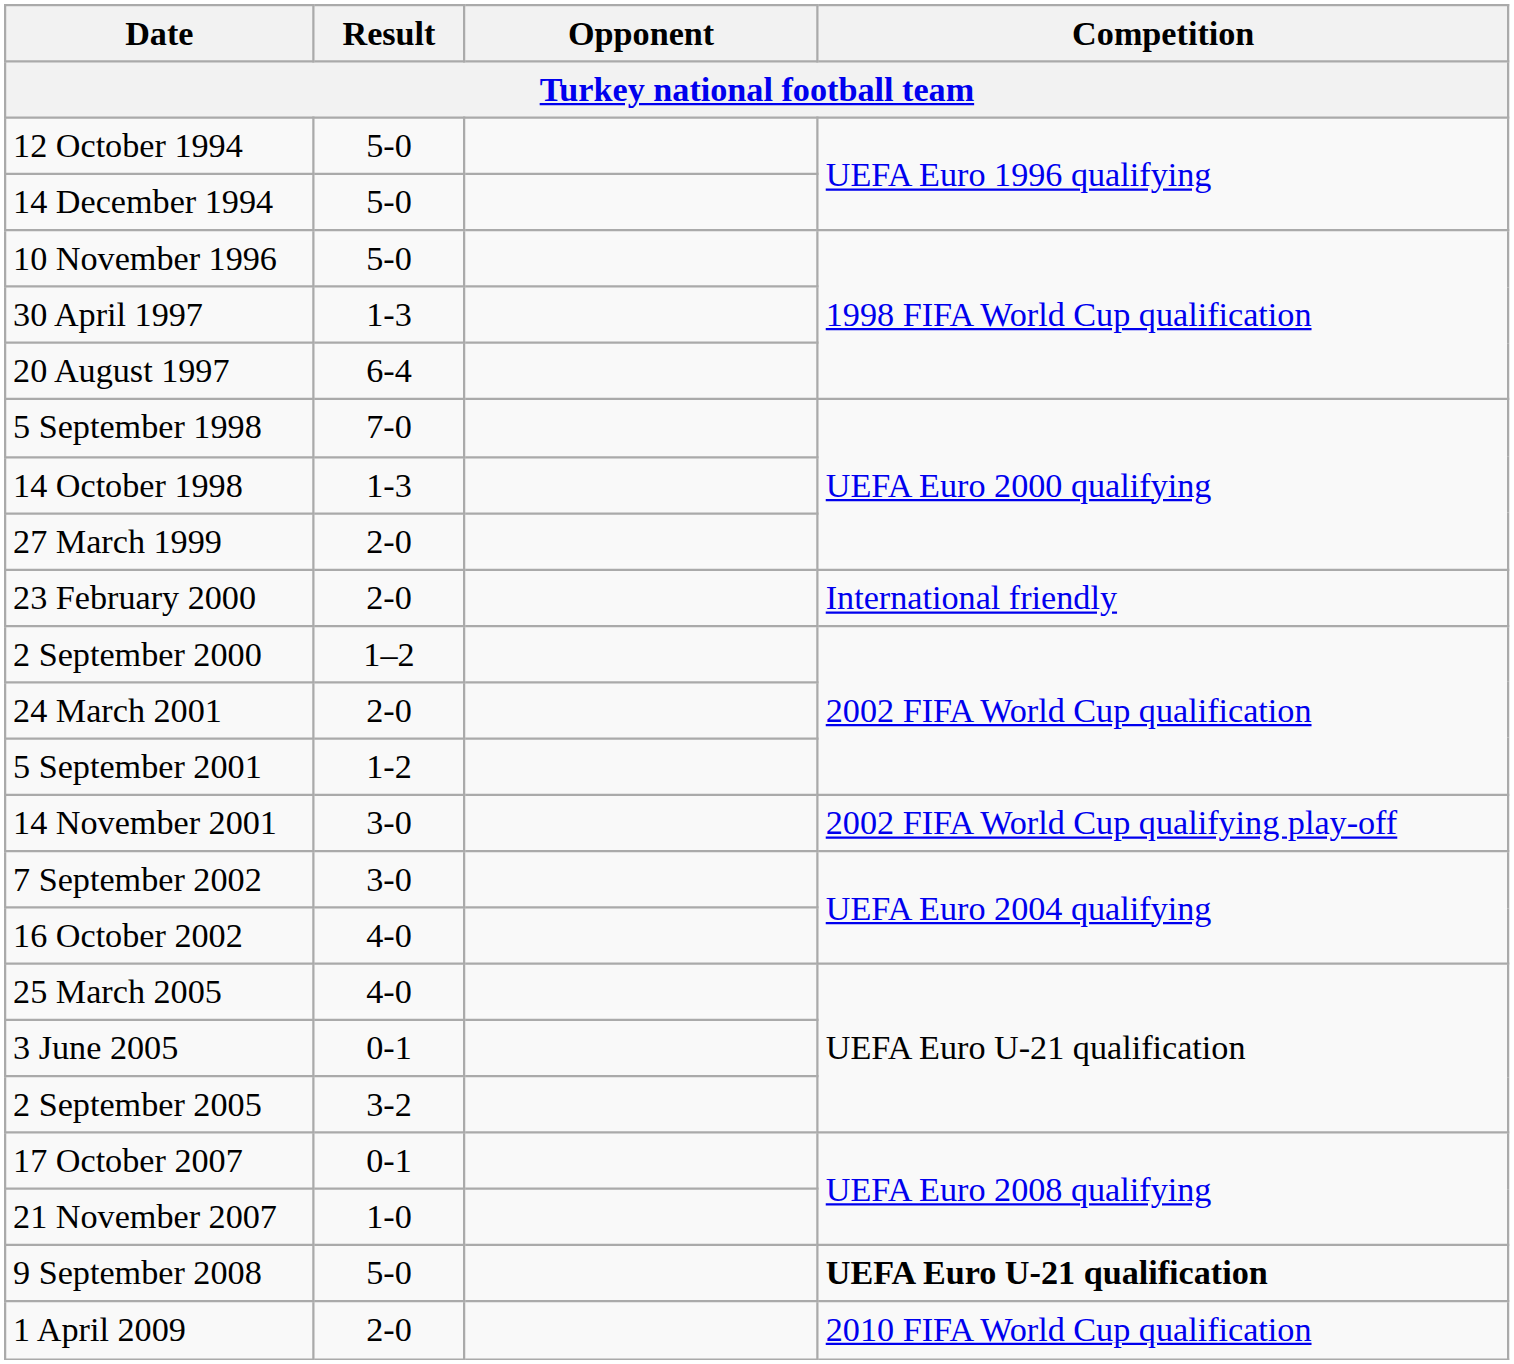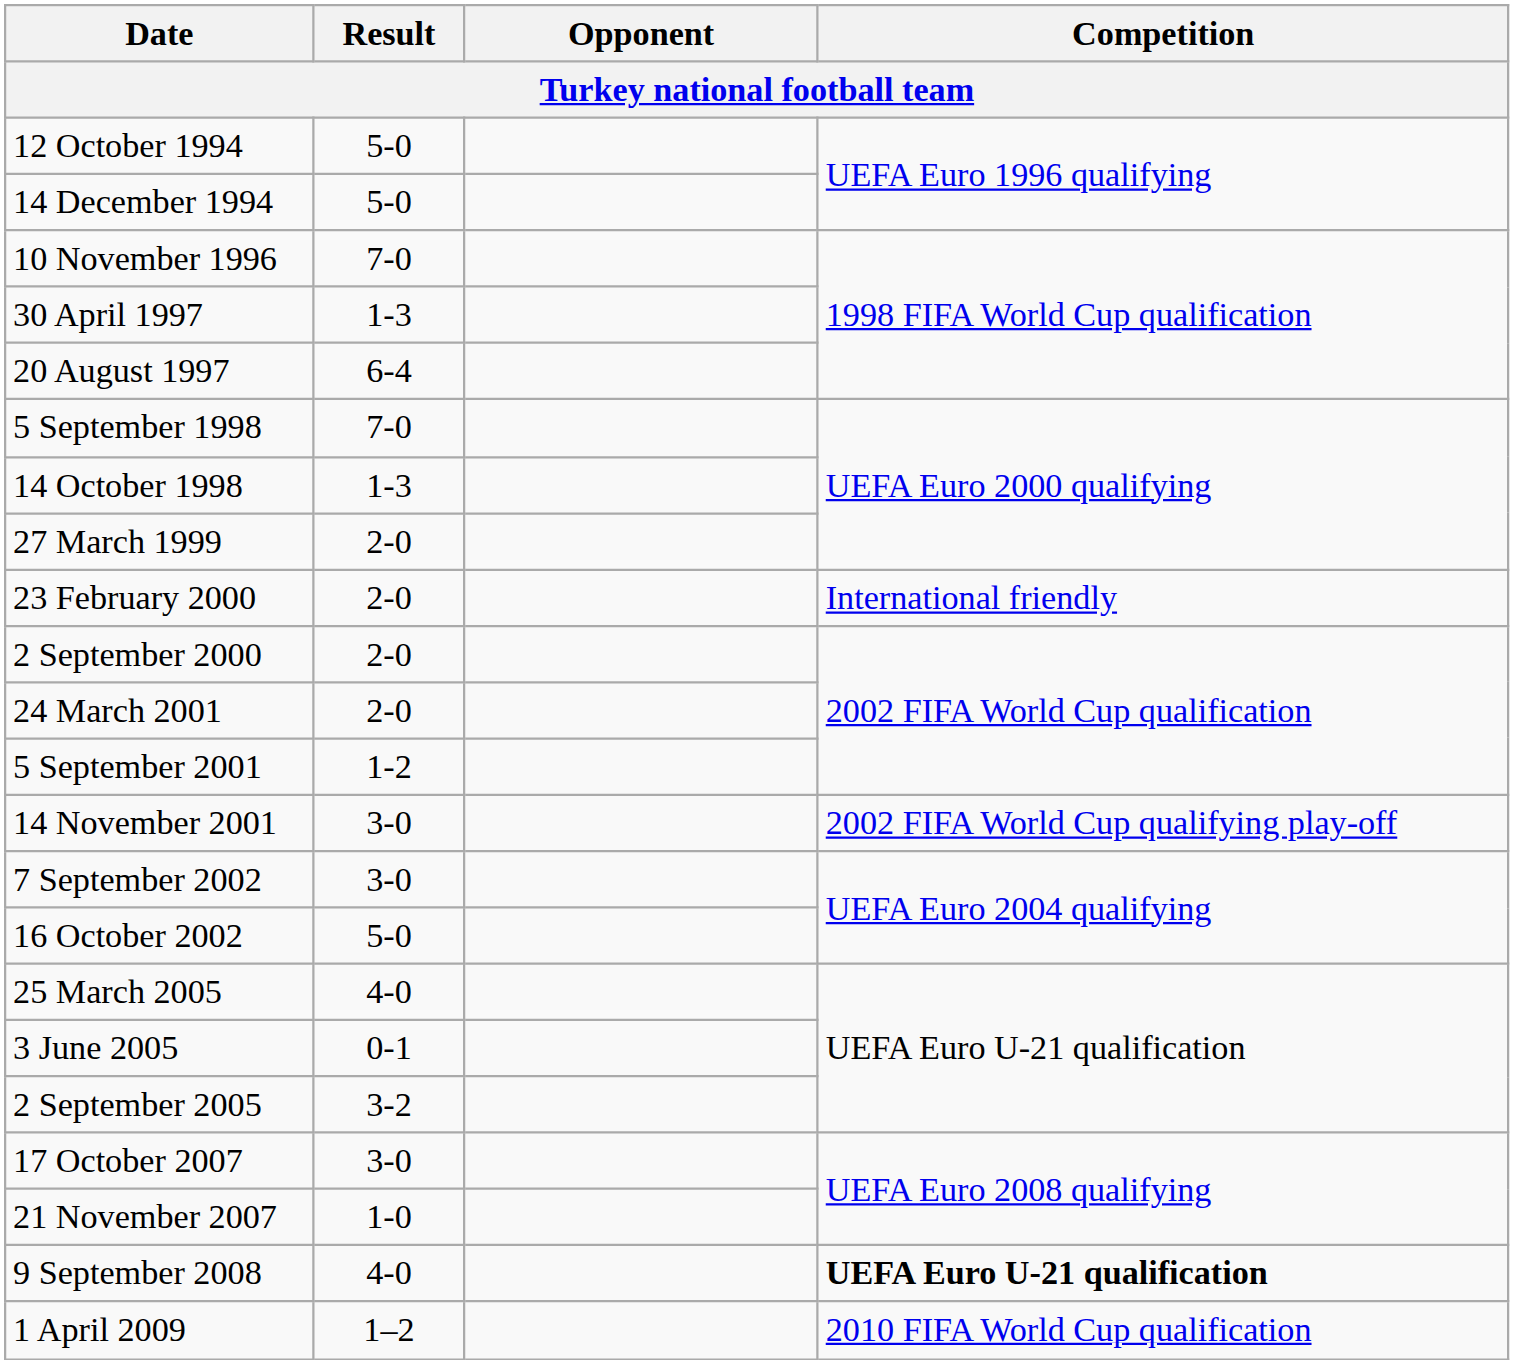(389, 258) 5-0 -> (389, 258) 7-0
(389, 653) 1–2 -> (389, 653) 2-0
(389, 935) 4-0 -> (389, 935) 5-0
(389, 1160) 0-1 -> (389, 1160) 3-0
(389, 1273) 5-0 -> (389, 1273) 4-0
(389, 1329) 2-0 -> (389, 1329) 1–2
